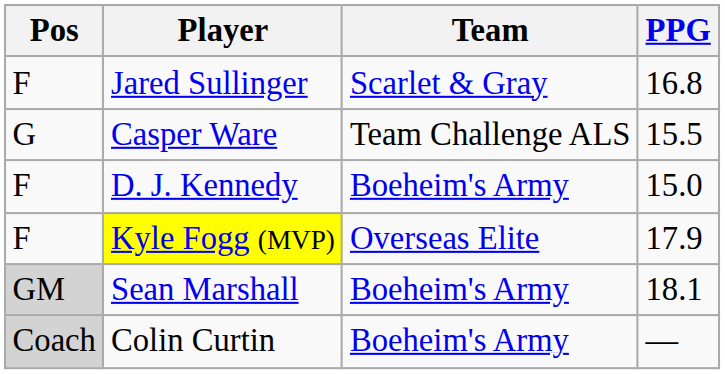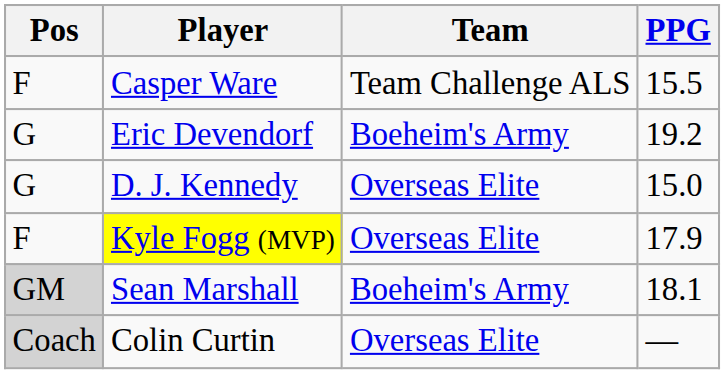- row: (209, 82)
(24, 133) G -> (22, 82) F
+ row: (212, 133)
(22, 185) F -> (24, 185) G
(459, 185) Boeheim's Army -> (445, 185) Overseas Elite
(459, 340) Boeheim's Army -> (445, 340) Overseas Elite
